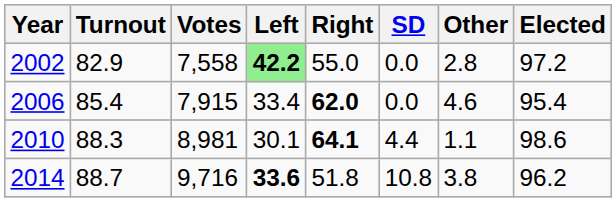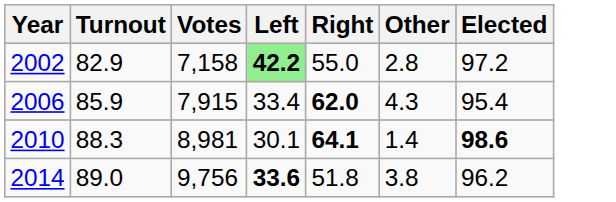- column: (408, 24)
(208, 63) 7,558 -> (208, 63) 7,158
(99, 101) 85.4 -> (99, 101) 85.9
(460, 101) 4.6 -> (402, 101) 4.3
(460, 140) 1.1 -> (402, 140) 1.4
(543, 140) normal -> (485, 140) bold
(99, 178) 88.7 -> (99, 178) 89.0
(208, 178) 9,716 -> (208, 178) 9,756
